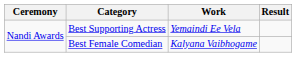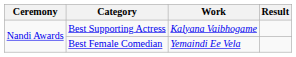(205, 28) Yemaindi Ee Vela -> (214, 28) Kalyana Vaibhogame
(214, 44) Kalyana Vaibhogame -> (205, 44) Yemaindi Ee Vela
